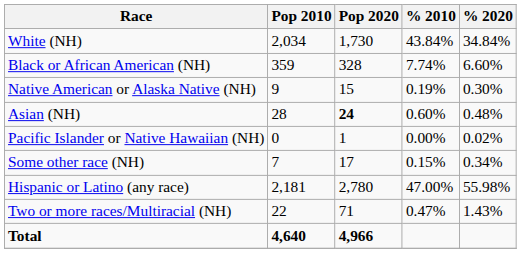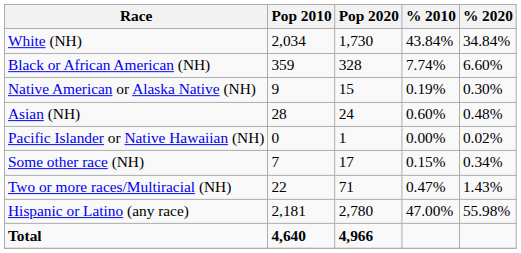(346, 114) bold -> (346, 114) normal
rows swapped: (120, 211) <-> (98, 187)
